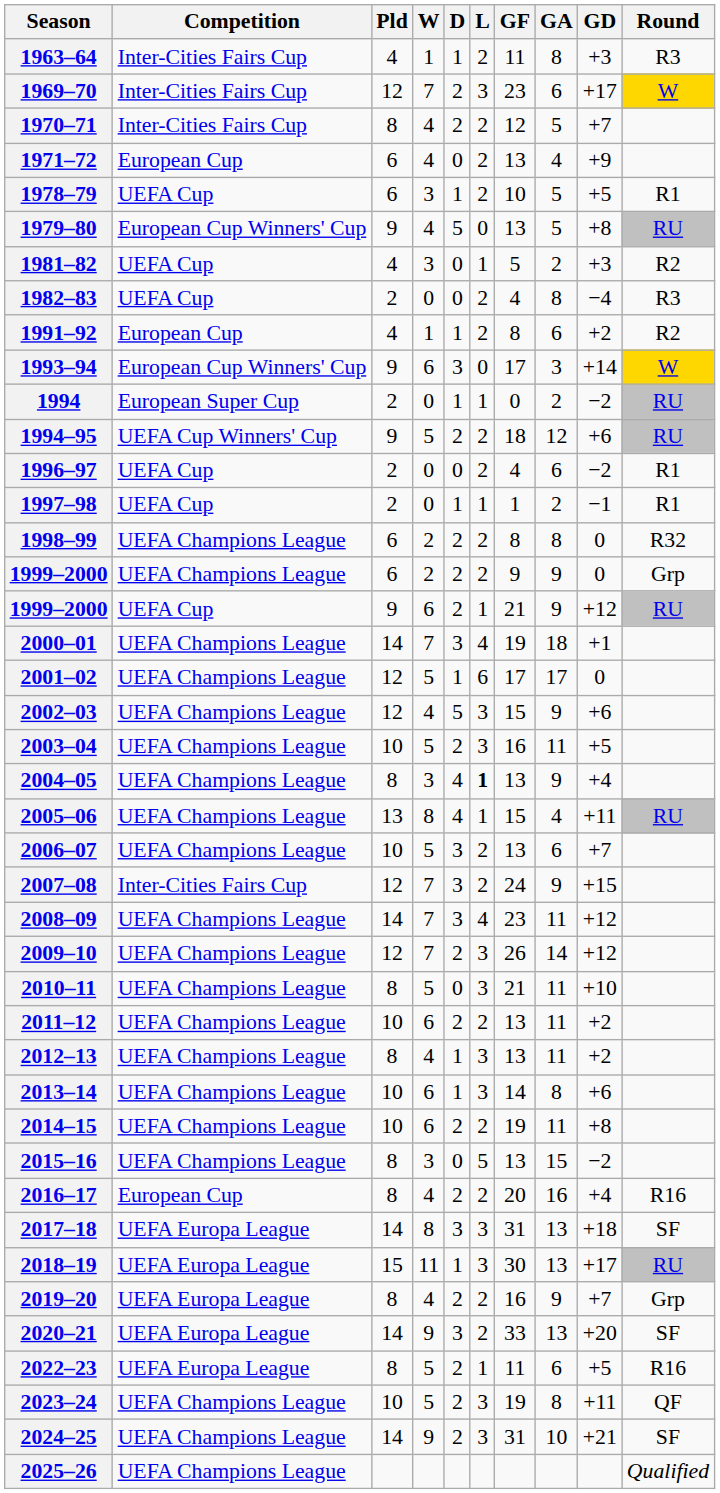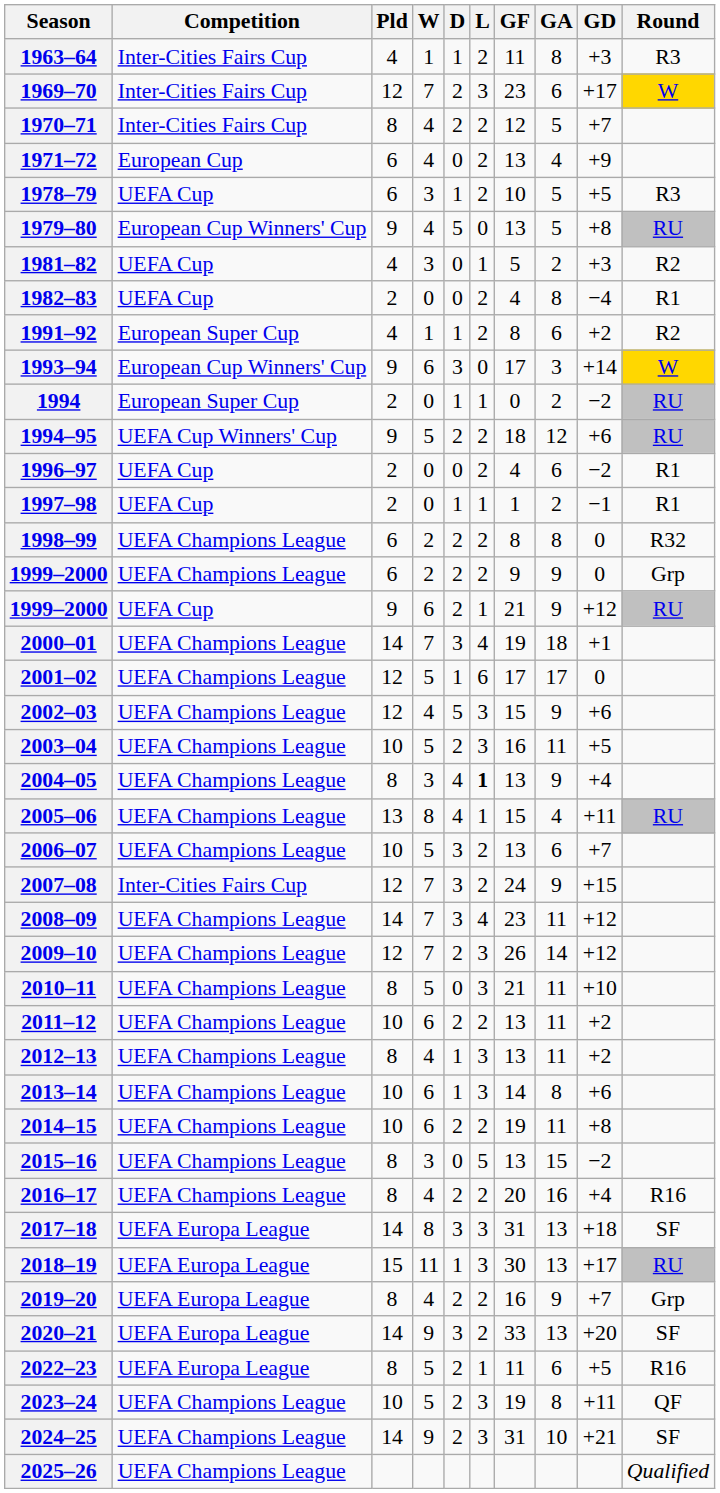(668, 194) R1 -> (668, 194) R3
(668, 297) R3 -> (668, 297) R1
(180, 332) European Cup -> (208, 332) European Super Cup
(180, 1195) European Cup -> (232, 1195) UEFA Champions League
